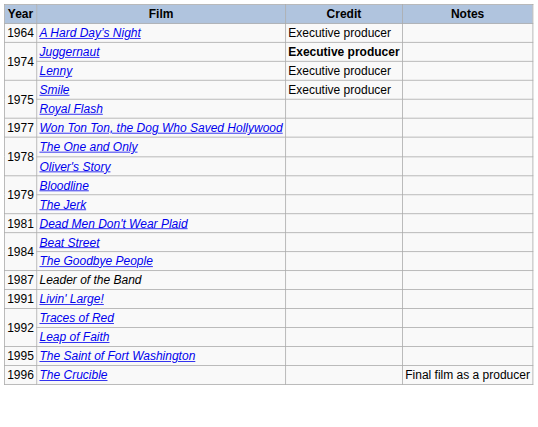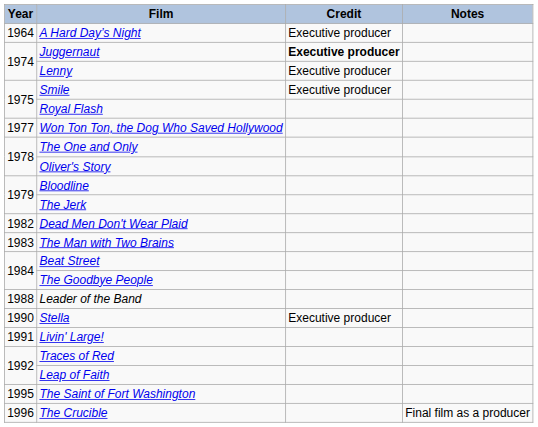(21, 223) 1981 -> (21, 223) 1982
+ row: (107, 242)
(21, 280) 1987 -> (21, 299) 1988
+ row: (54, 318)
